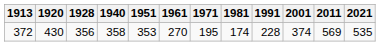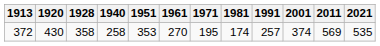(85, 31) 356 -> (85, 31) 358
(116, 31) 358 -> (116, 31) 258
(271, 31) 228 -> (271, 31) 257
